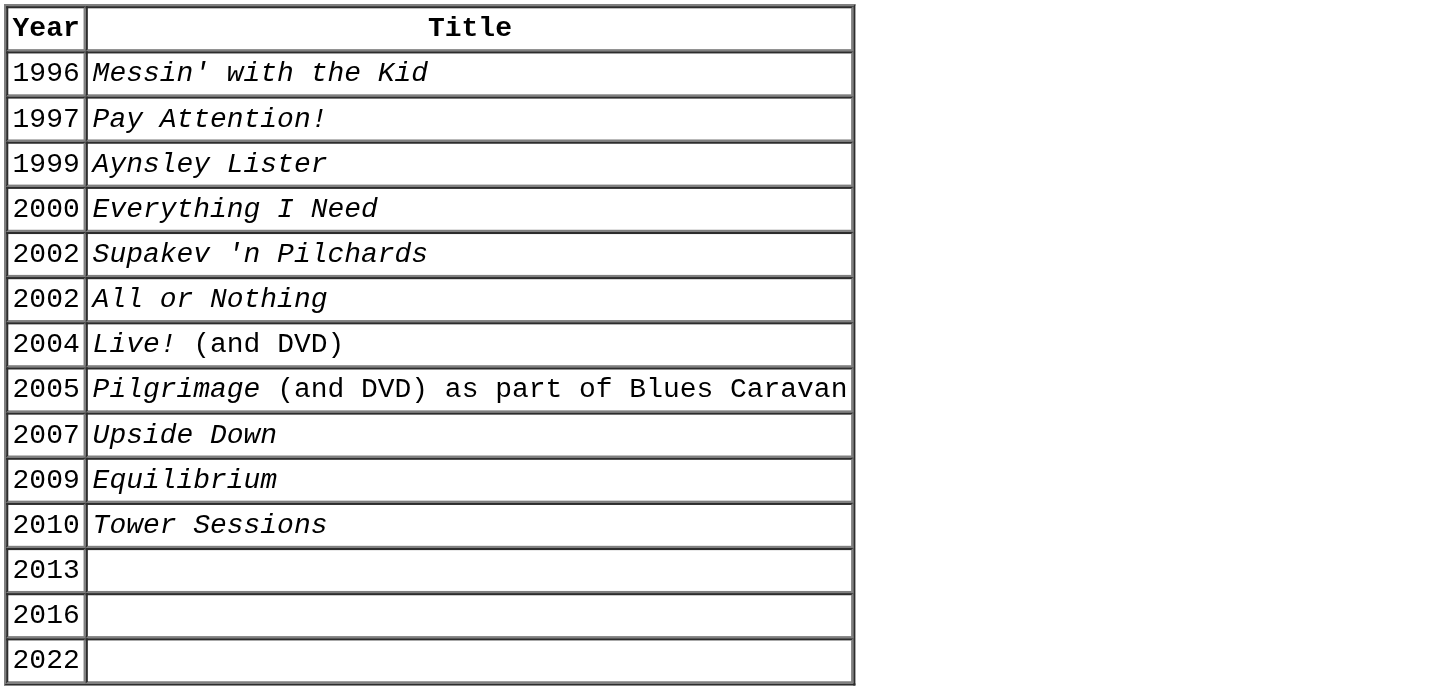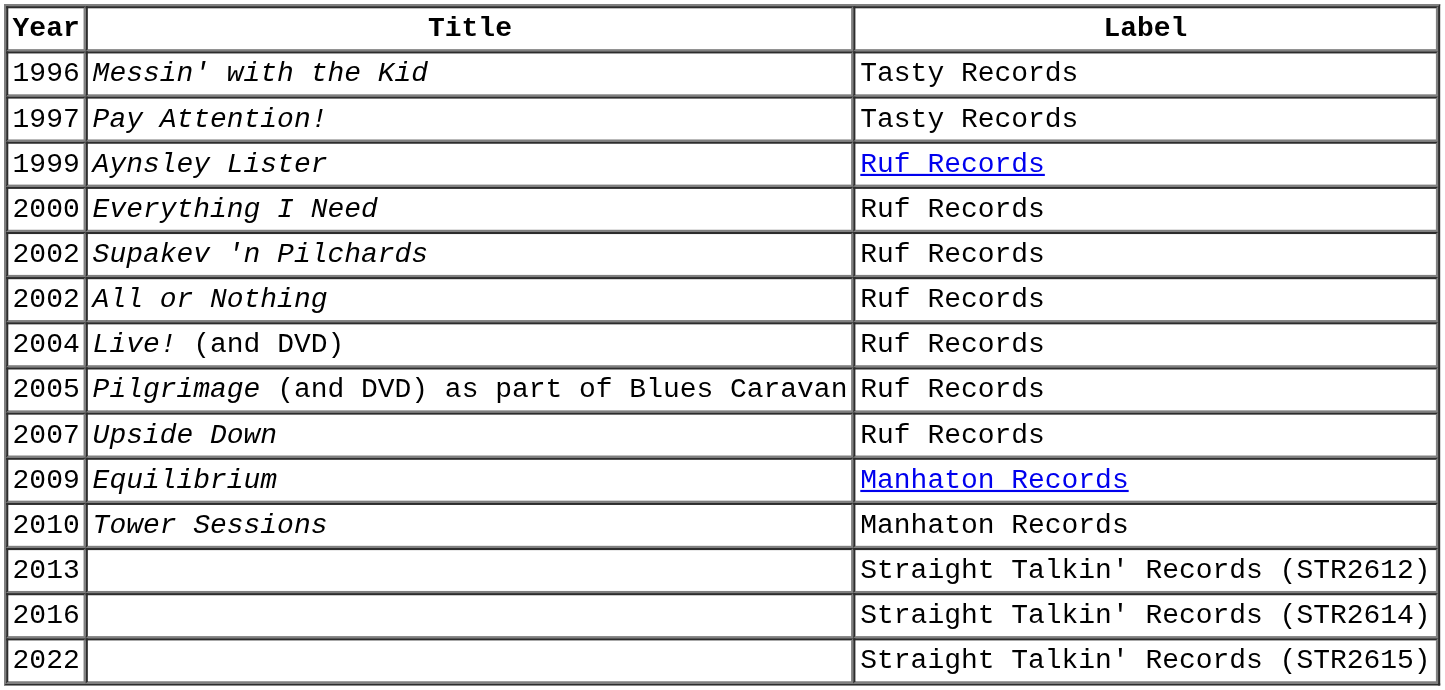+ column: (1145, 29)
